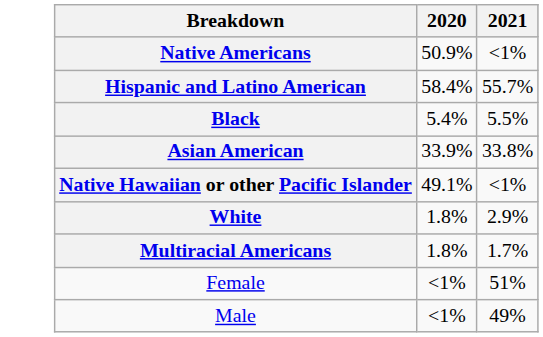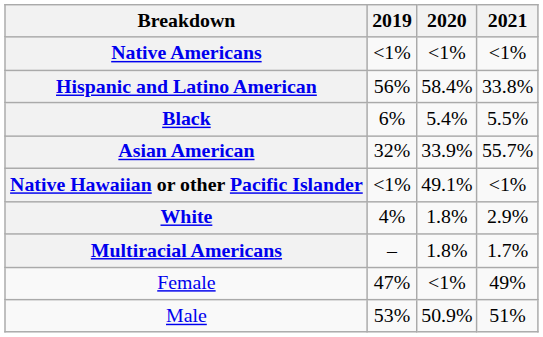+ column: (392, 20)
(447, 53) 50.9% -> (447, 53) <1%
(508, 86) 55.7% -> (508, 86) 33.8%
(508, 151) 33.8% -> (508, 151) 55.7%
(508, 282) 51% -> (508, 282) 49%
(447, 315) <1% -> (447, 315) 50.9%
(508, 315) 49% -> (508, 315) 51%
